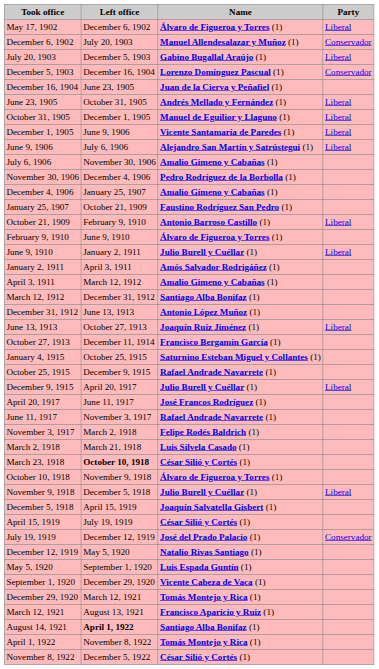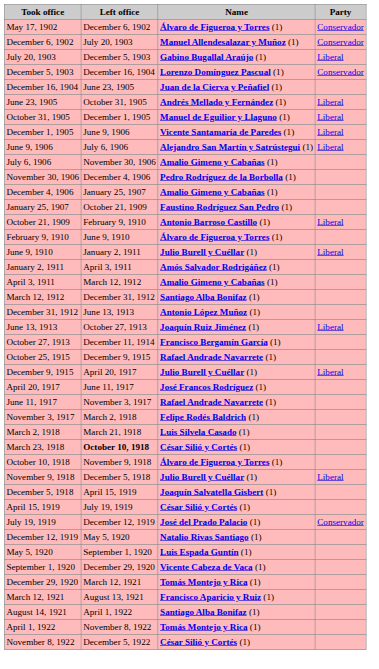(338, 26) Liberal -> (341, 26) Conservador
- row: (35, 357)
(108, 627) bold -> (108, 612) normal
